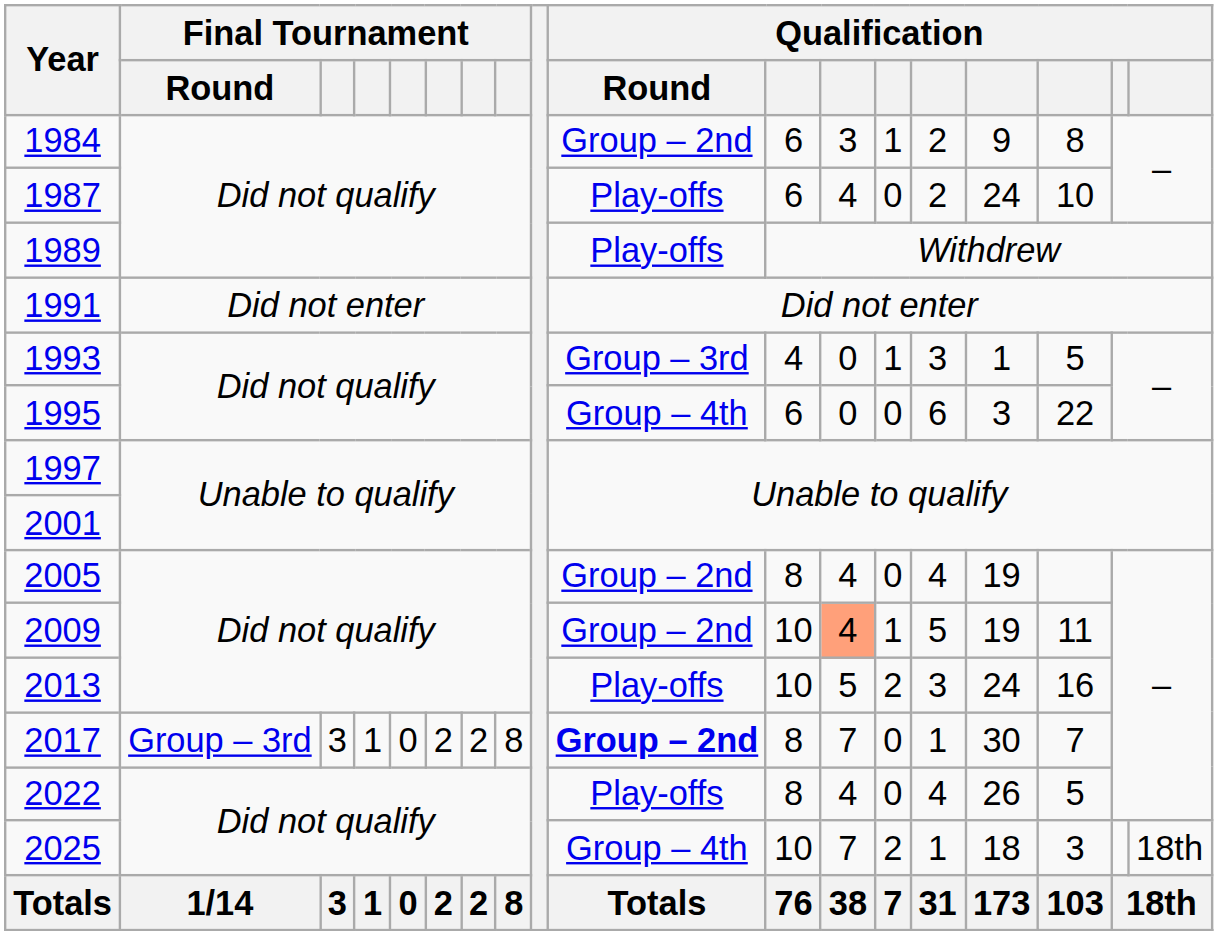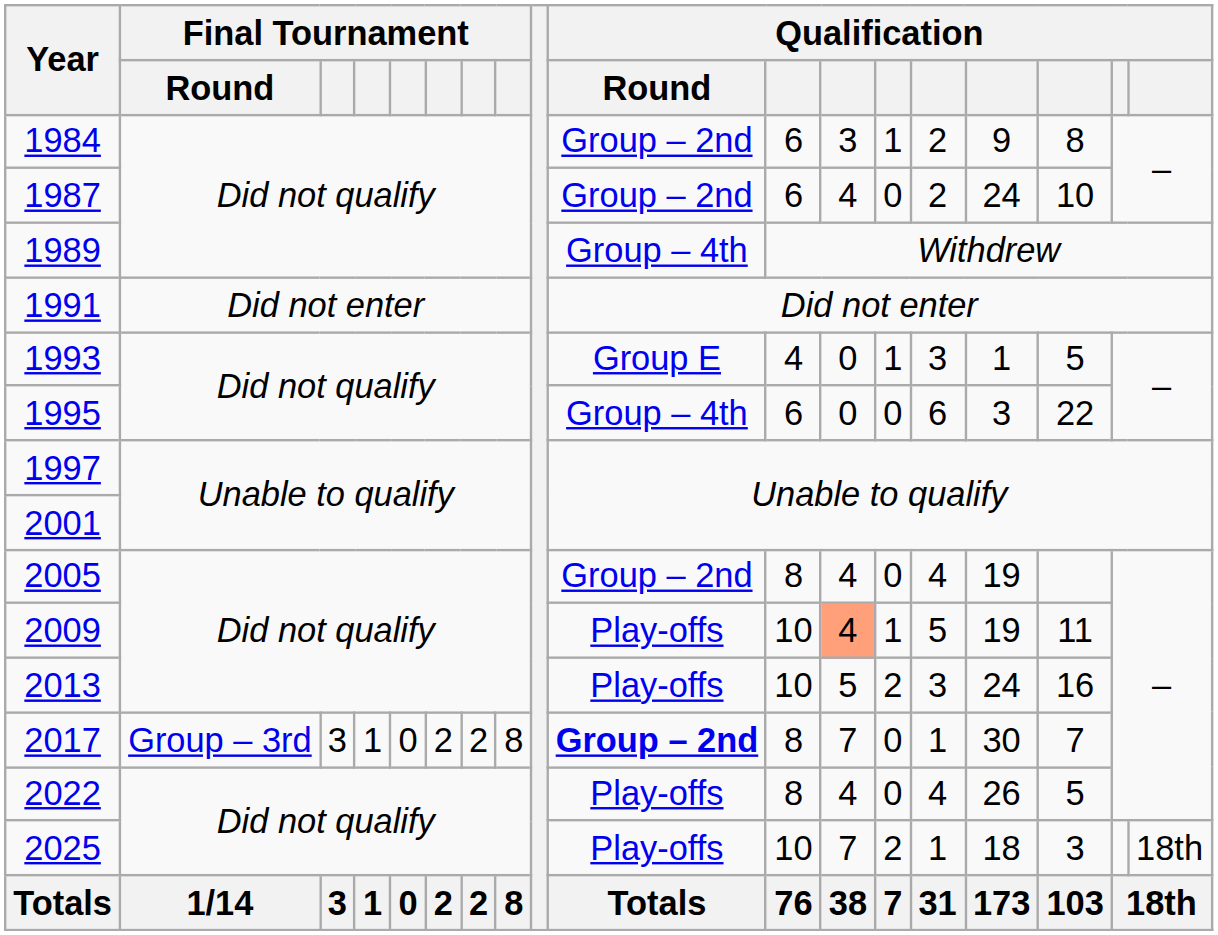(657, 196) Play-offs -> (657, 196) Group – 2nd
(657, 250) Play-offs -> (657, 250) Group – 4th
(657, 359) Group – 3rd -> (657, 359) Group E
(657, 631) Group – 2nd -> (657, 631) Play-offs
(657, 848) Group – 4th -> (657, 848) Play-offs
